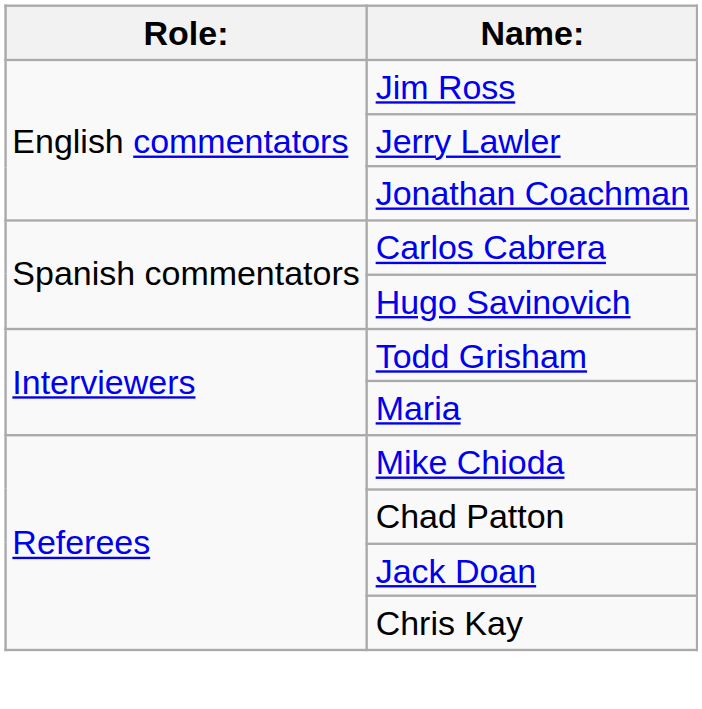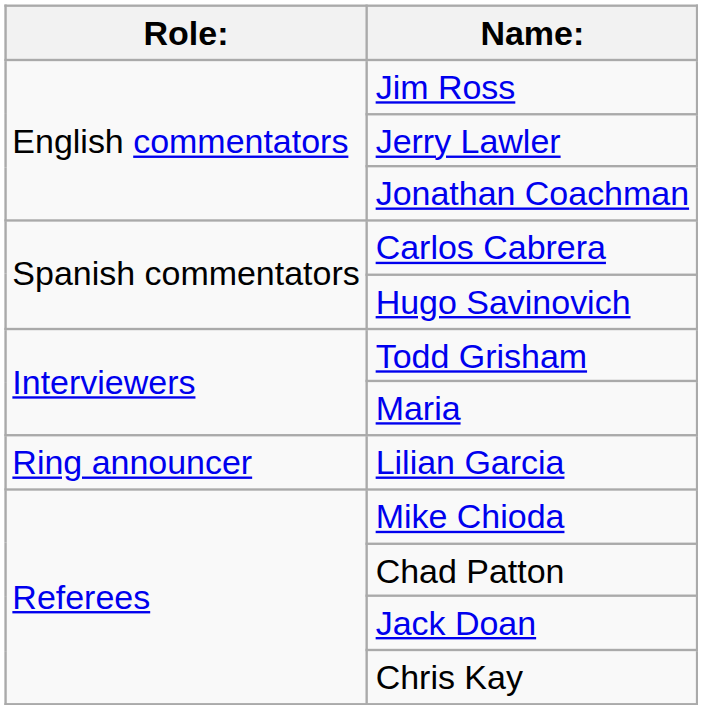+ row: (470, 463)
